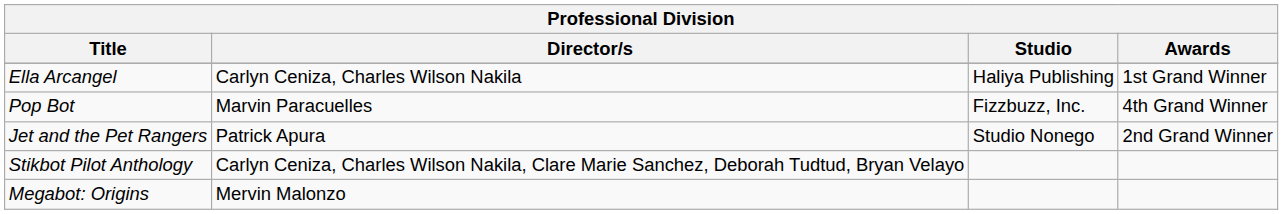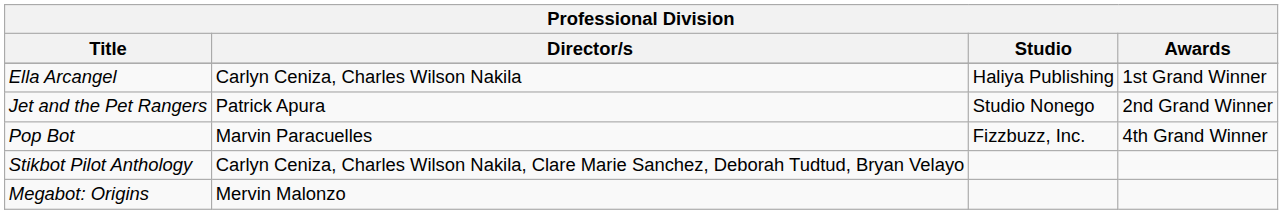rows swapped: (108, 135) <-> (42, 106)
